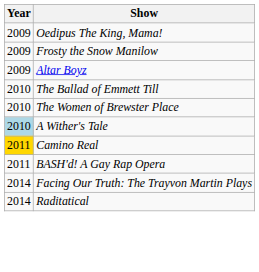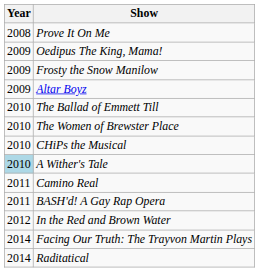+ row: (73, 32)
+ row: (81, 145)
(19, 145) gold background -> (19, 182) no background
+ row: (103, 220)
